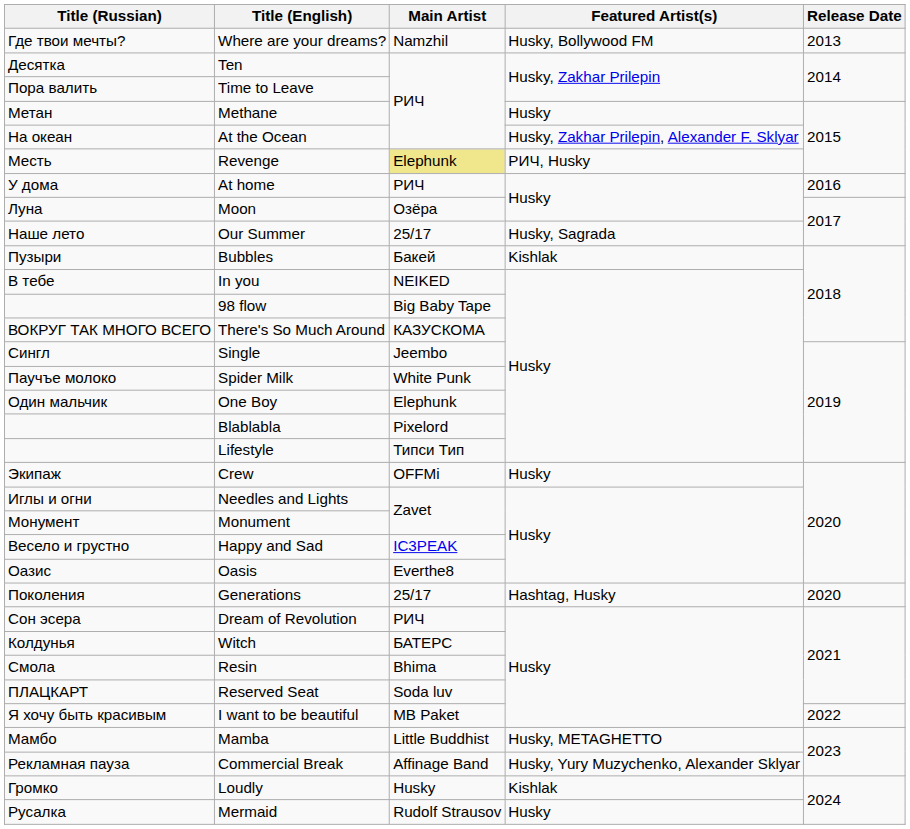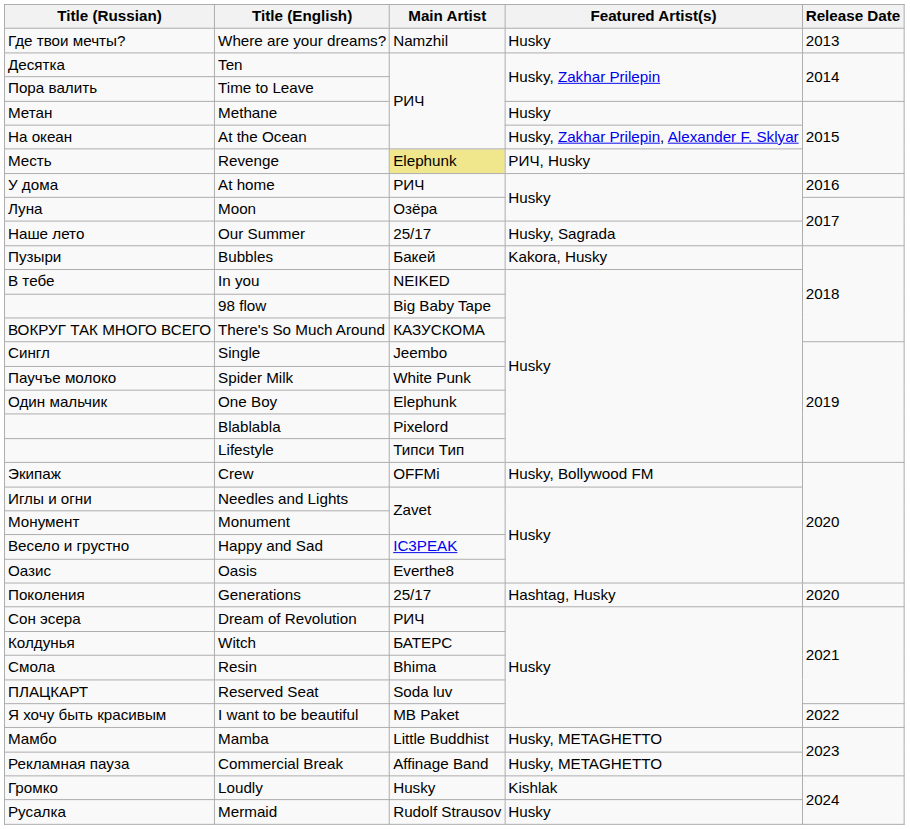(581, 40) Husky, Bollywood FM -> (529, 40) Husky
(533, 257) Kishlak -> (558, 257) Kakora, Husky
(529, 474) Husky -> (581, 474) Husky, Bollywood FM
(654, 763) Husky, Yury Muzychenko, Alexander Sklyar -> (585, 763) Husky, METAGHETTO
